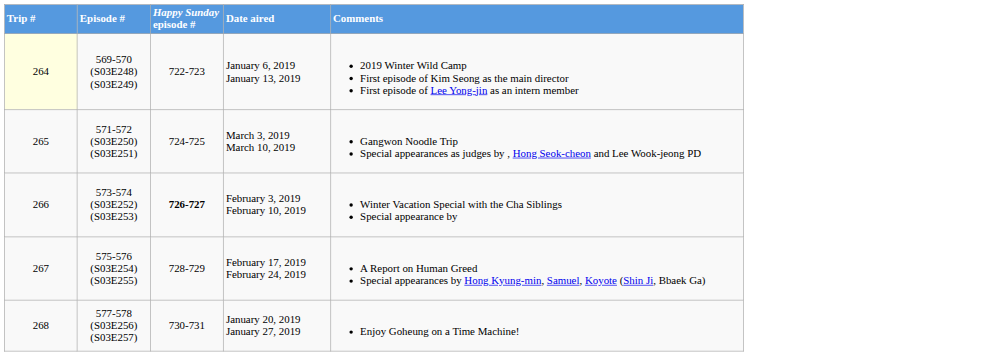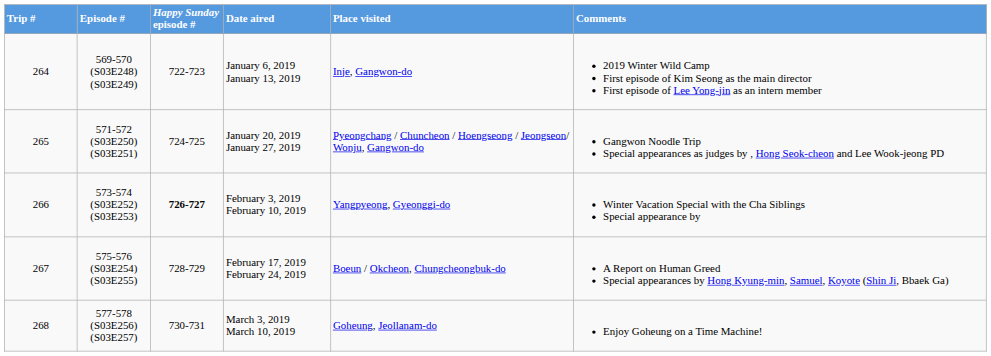+ column: (362, 19)
(41, 71) lightyellow background -> (41, 71) no background
(260, 141) March 3, 2019 March 10, 2019 -> (263, 141) January 20, 2019 January 27, 2019
(263, 325) January 20, 2019 January 27, 2019 -> (260, 325) March 3, 2019 March 10, 2019
